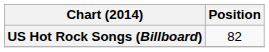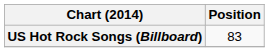(235, 36) 82 -> (235, 36) 83
